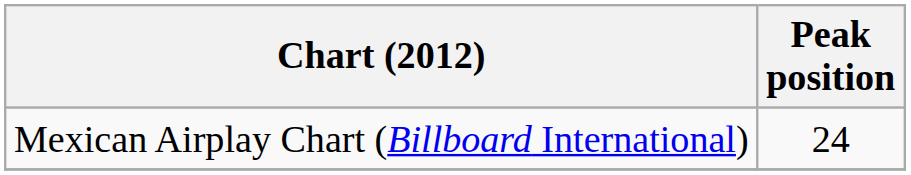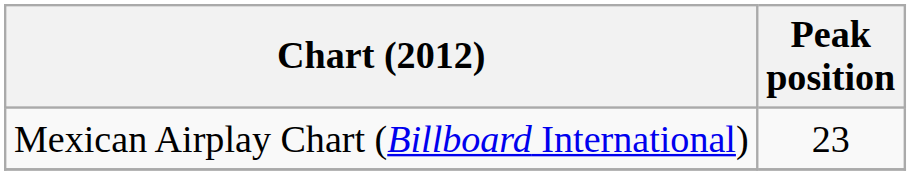(831, 137) 24 -> (831, 137) 23
